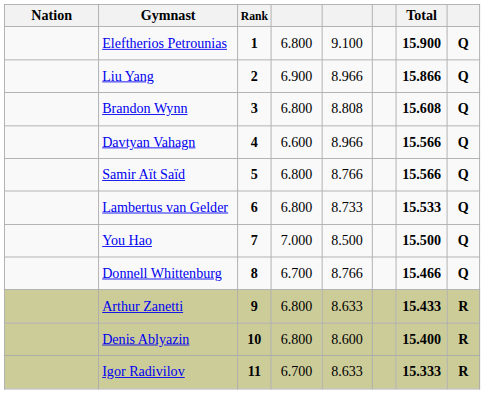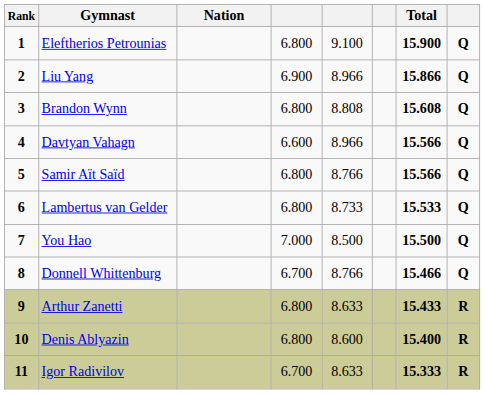columns swapped: (254, 16) <-> (52, 15)
